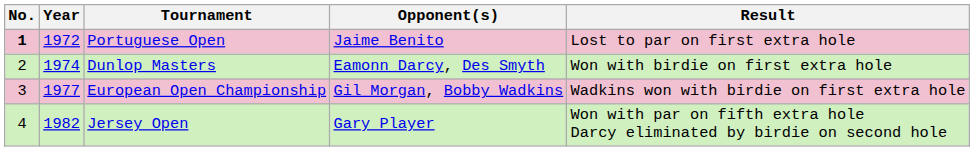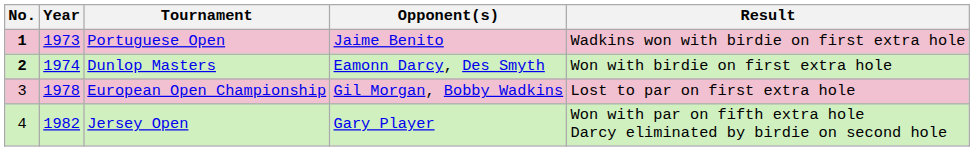(62, 42) 1972 -> (62, 42) 1973
(713, 42) Lost to par on first extra hole -> (768, 42) Wadkins won with birdie on first extra hole
(22, 67) normal -> (22, 67) bold
(62, 91) 1977 -> (62, 91) 1978
(768, 91) Wadkins won with birdie on first extra hole -> (713, 91) Lost to par on first extra hole
